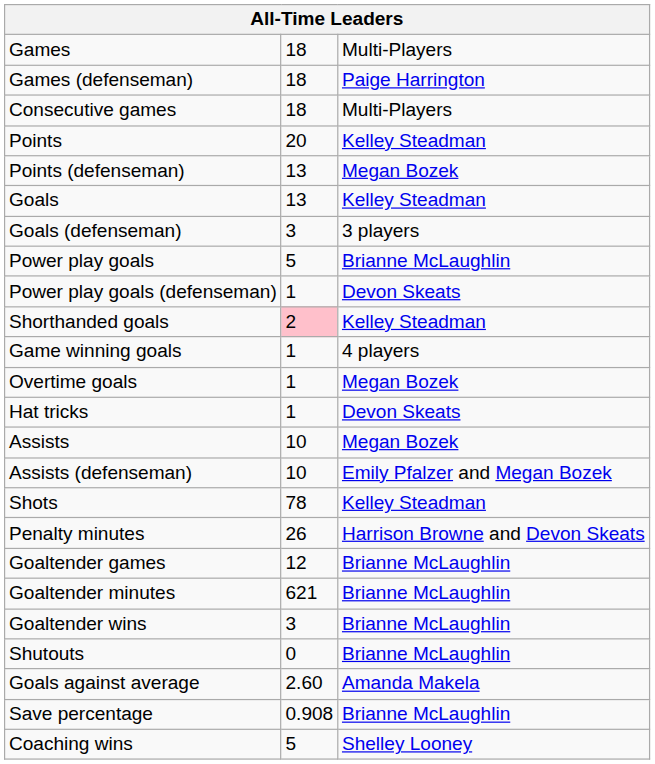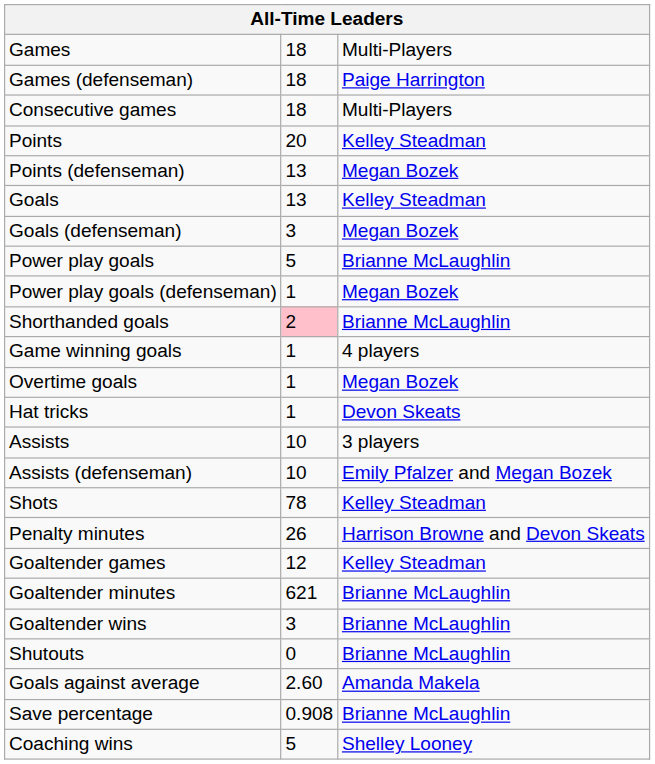(381, 230) 3 players -> (400, 230) Megan Bozek
(401, 291) Devon Skeats -> (400, 291) Megan Bozek
(414, 321) Kelley Steadman -> (426, 321) Brianne McLaughlin
(400, 442) Megan Bozek -> (381, 442) 3 players
(426, 563) Brianne McLaughlin -> (414, 563) Kelley Steadman
